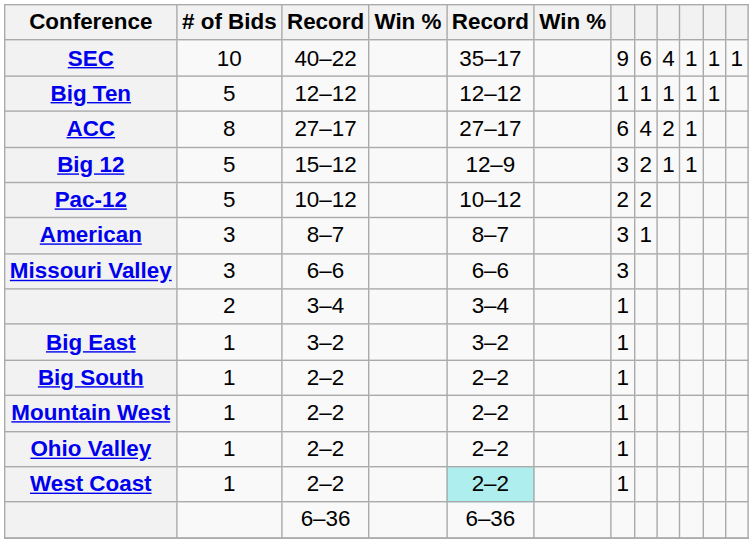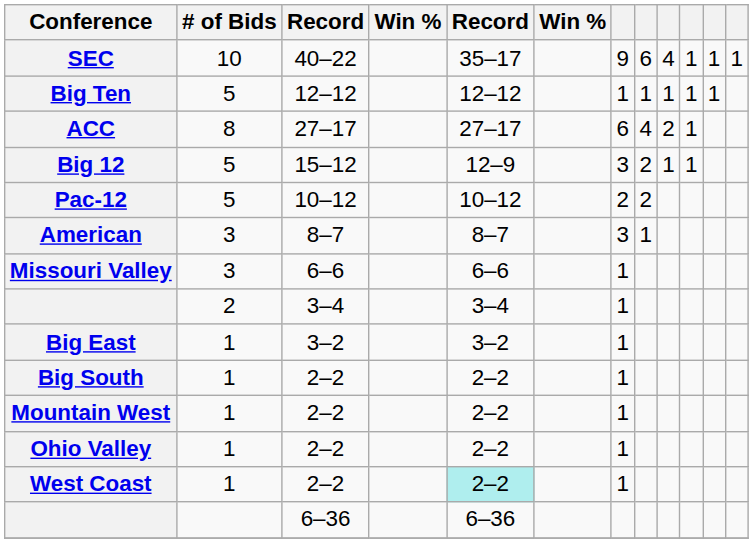(623, 270) 3 -> (623, 270) 1
